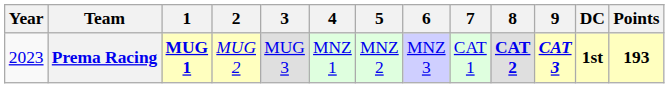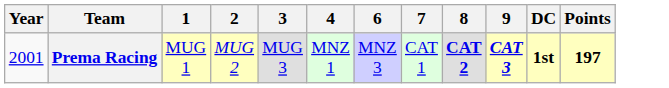- column: (379, 18)
(26, 57) 2023 -> (26, 57) 2001
(187, 57) bold -> (186, 57) normal
(636, 57) 193 -> (588, 57) 197
